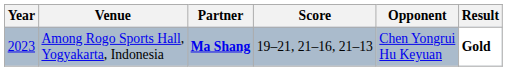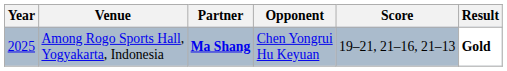columns swapped: (417, 16) <-> (315, 16)
(21, 46) 2023 -> (21, 46) 2025
